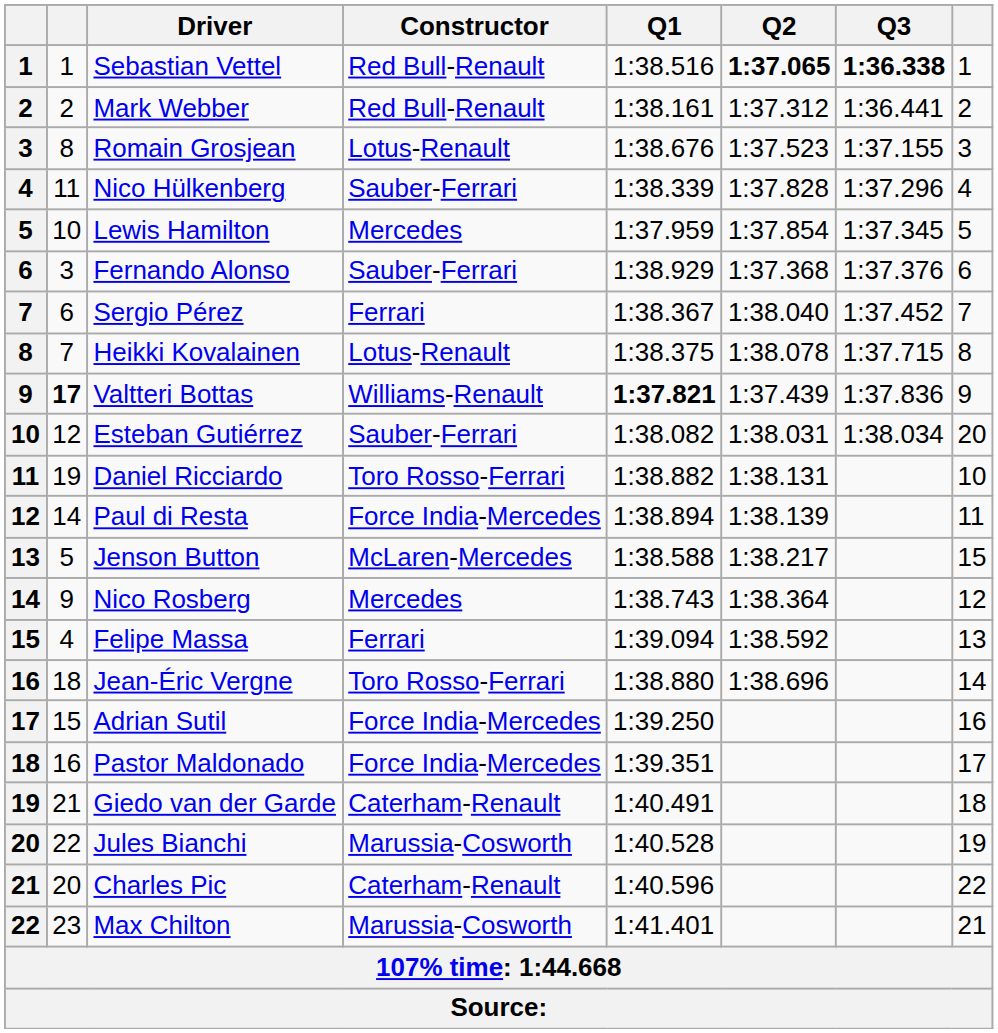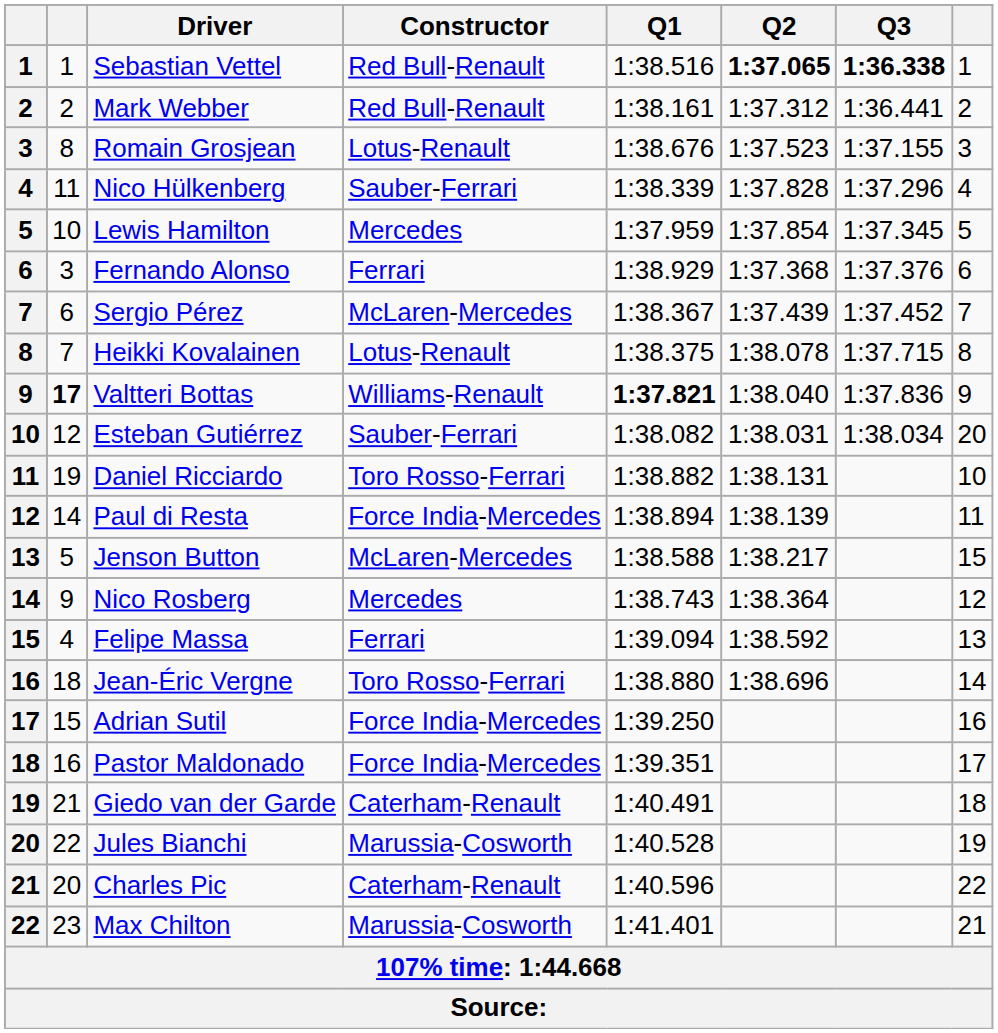(433, 271) Sauber-Ferrari -> (386, 271) Ferrari
(386, 312) Ferrari -> (460, 312) McLaren-Mercedes
(778, 312) 1:38.040 -> (778, 312) 1:37.439
(778, 394) 1:37.439 -> (778, 394) 1:38.040
